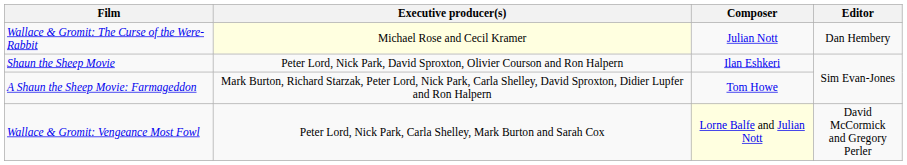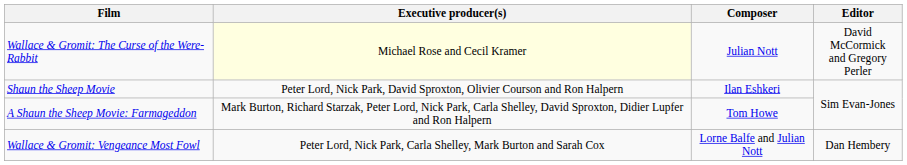(858, 38) Dan Hembery -> (858, 51) David McCormick and Gregory Perler
(752, 132) lightyellow background -> (752, 145) no background
(858, 132) David McCormick and Gregory Perler -> (858, 145) Dan Hembery
